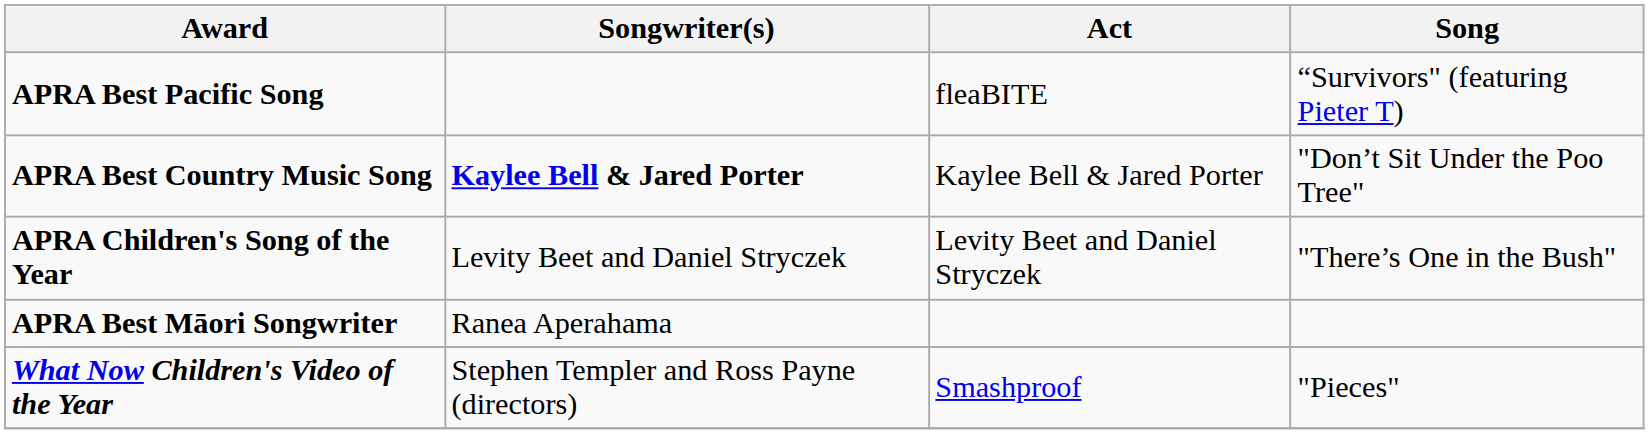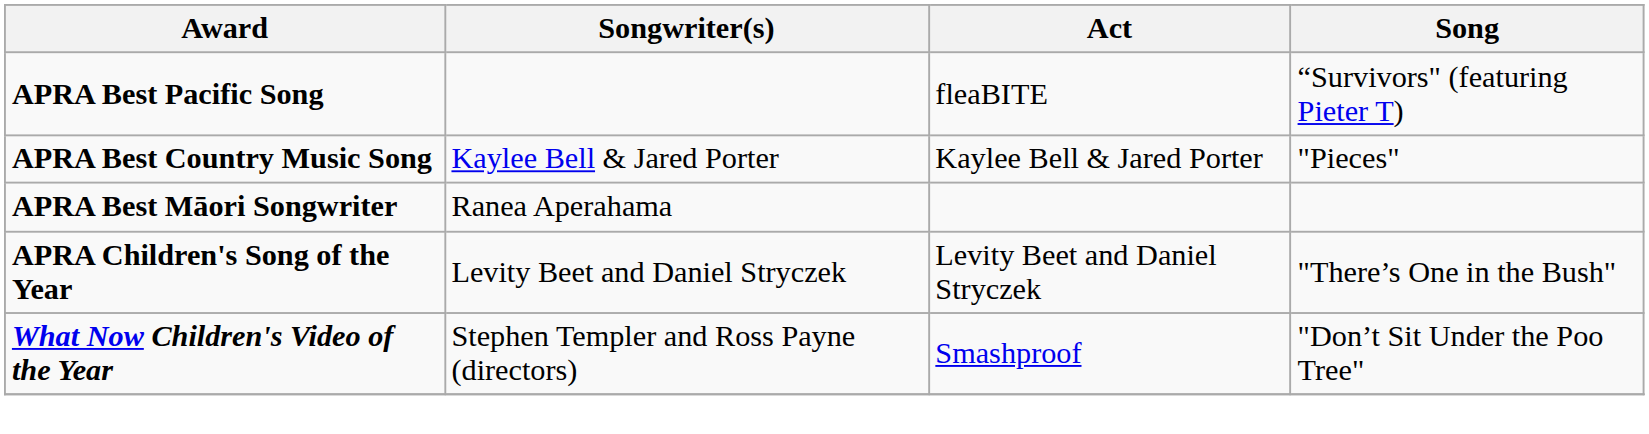(628, 175) bold -> (615, 158) normal
(1450, 175) "Don’t Sit Under the Poo Tree" -> (1349, 158) "Pieces"
rows swapped: (205, 322) <-> (201, 257)
(1349, 387) "Pieces" -> (1450, 353) "Don’t Sit Under the Poo Tree"
